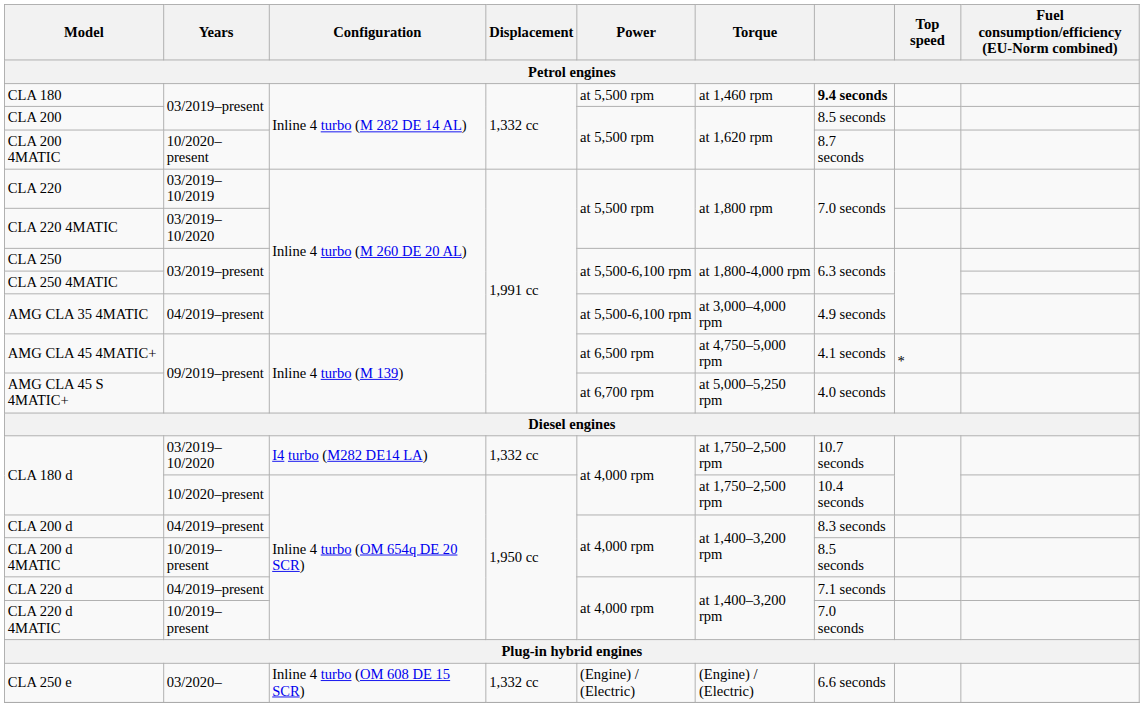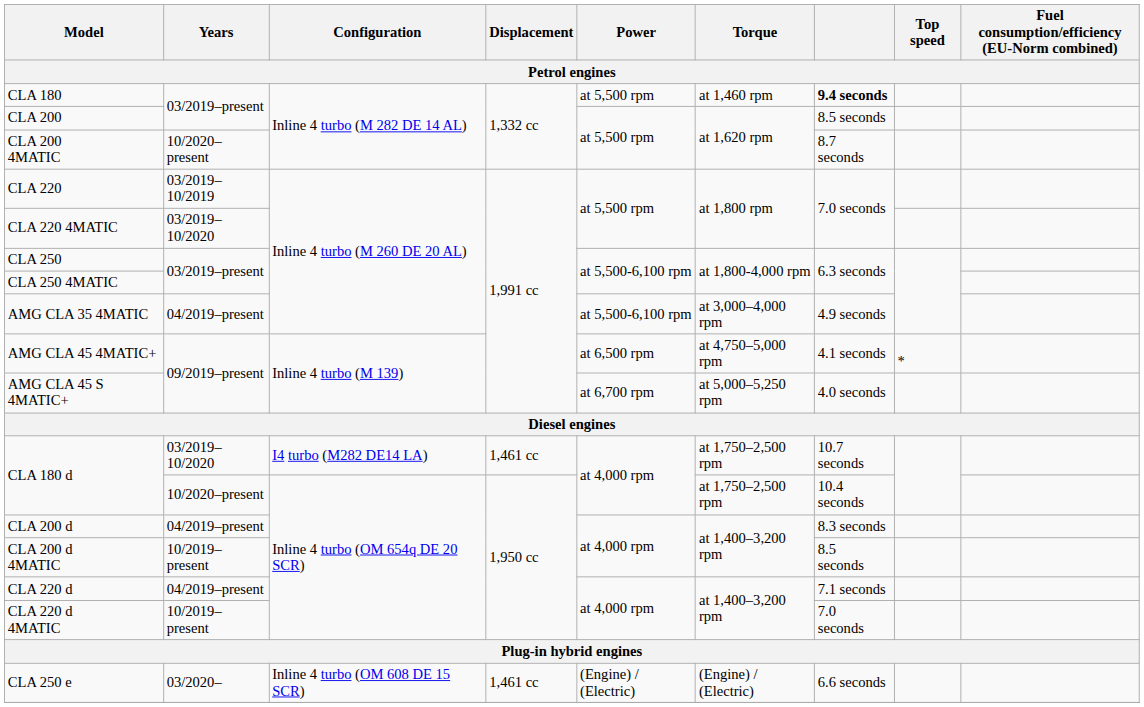(514, 455) 1,332 cc -> (514, 455) 1,461 cc
(514, 682) 1,332 cc -> (514, 682) 1,461 cc
